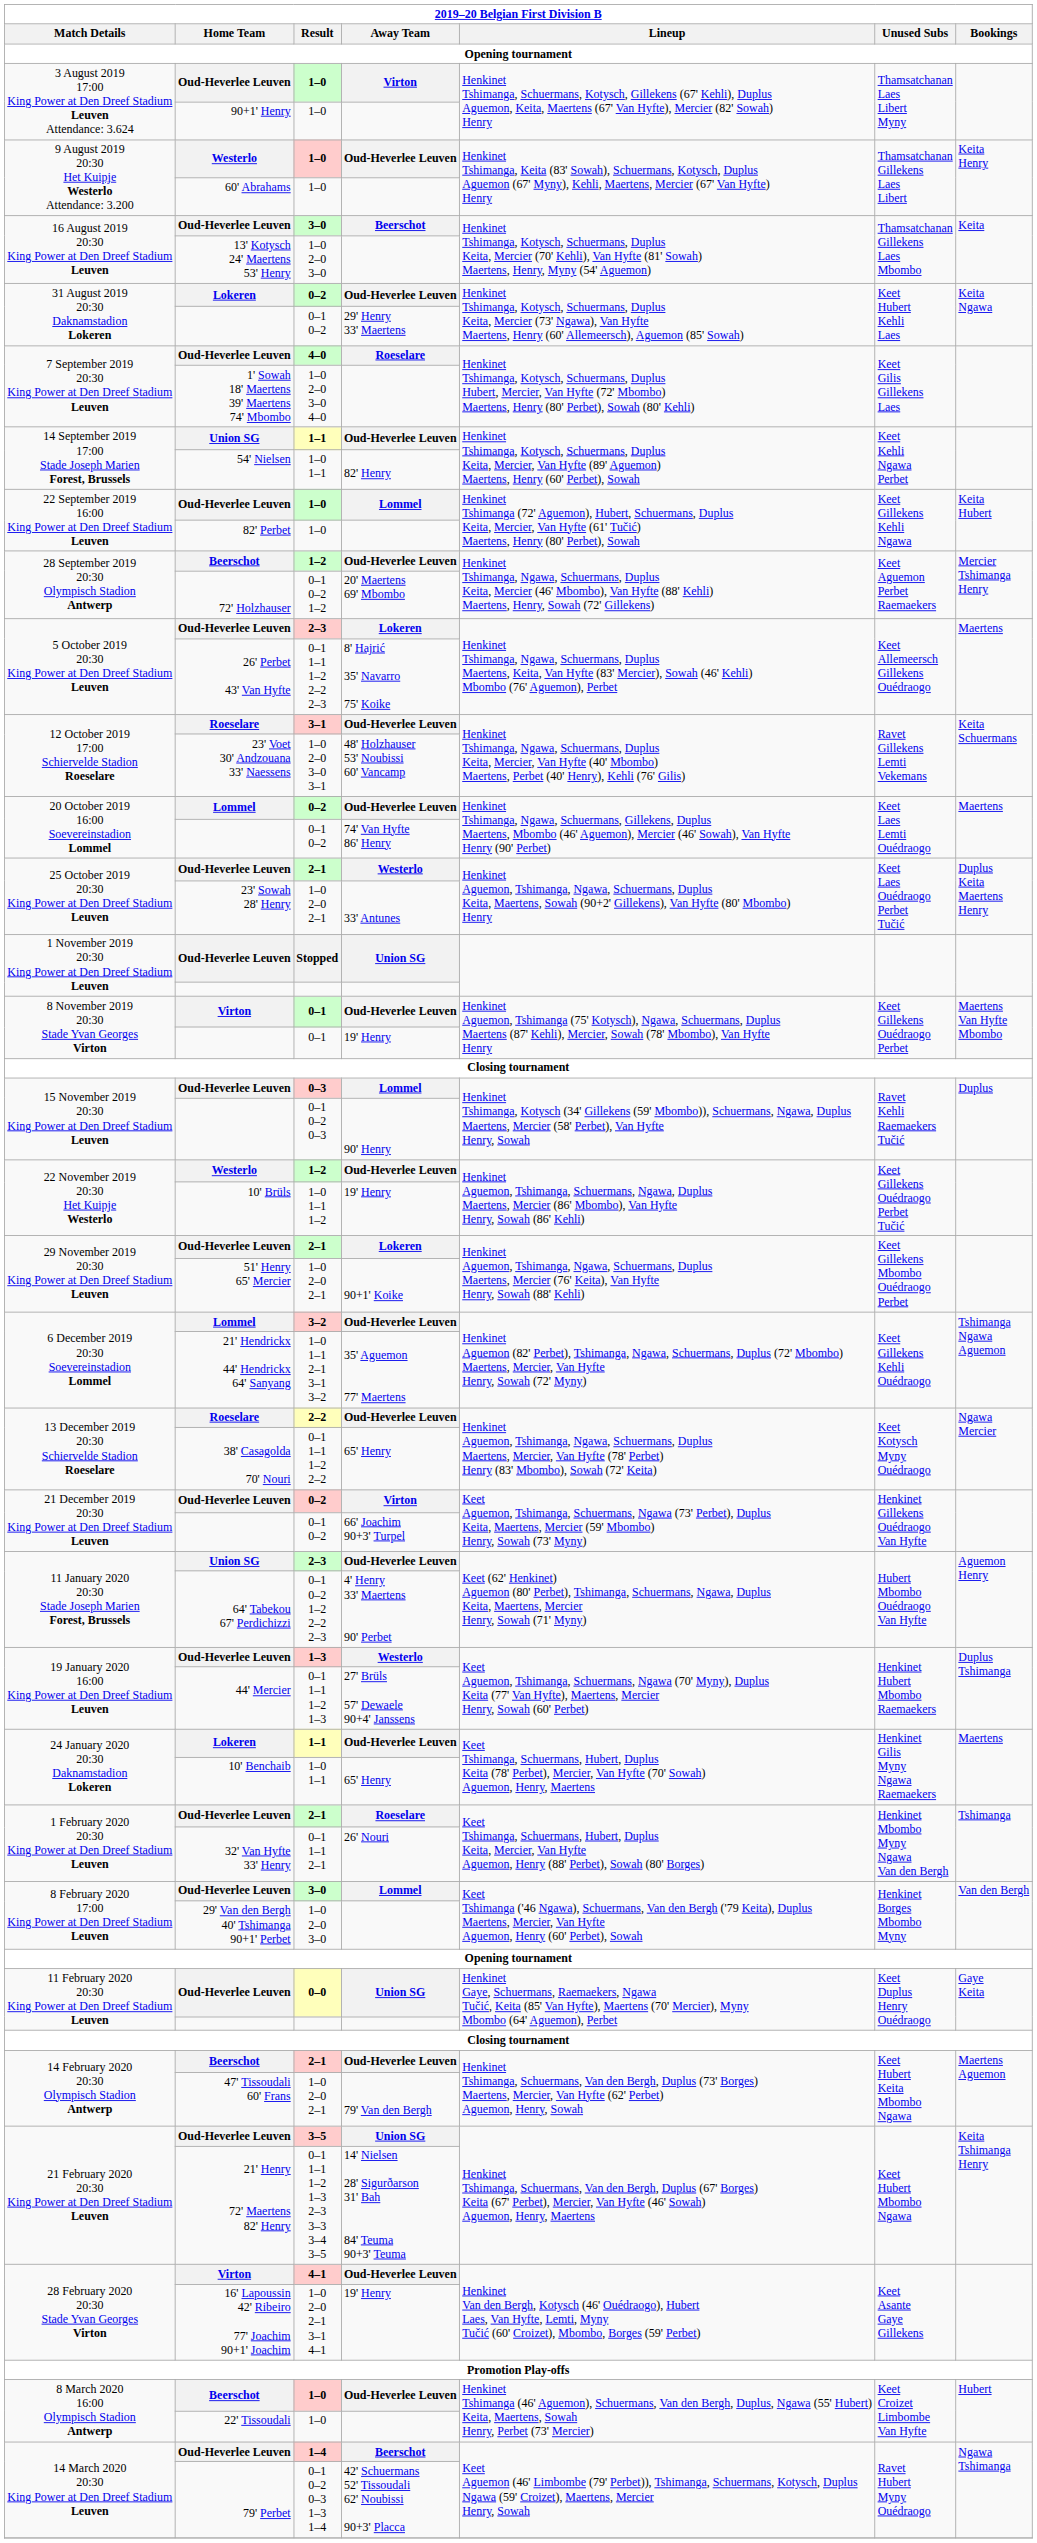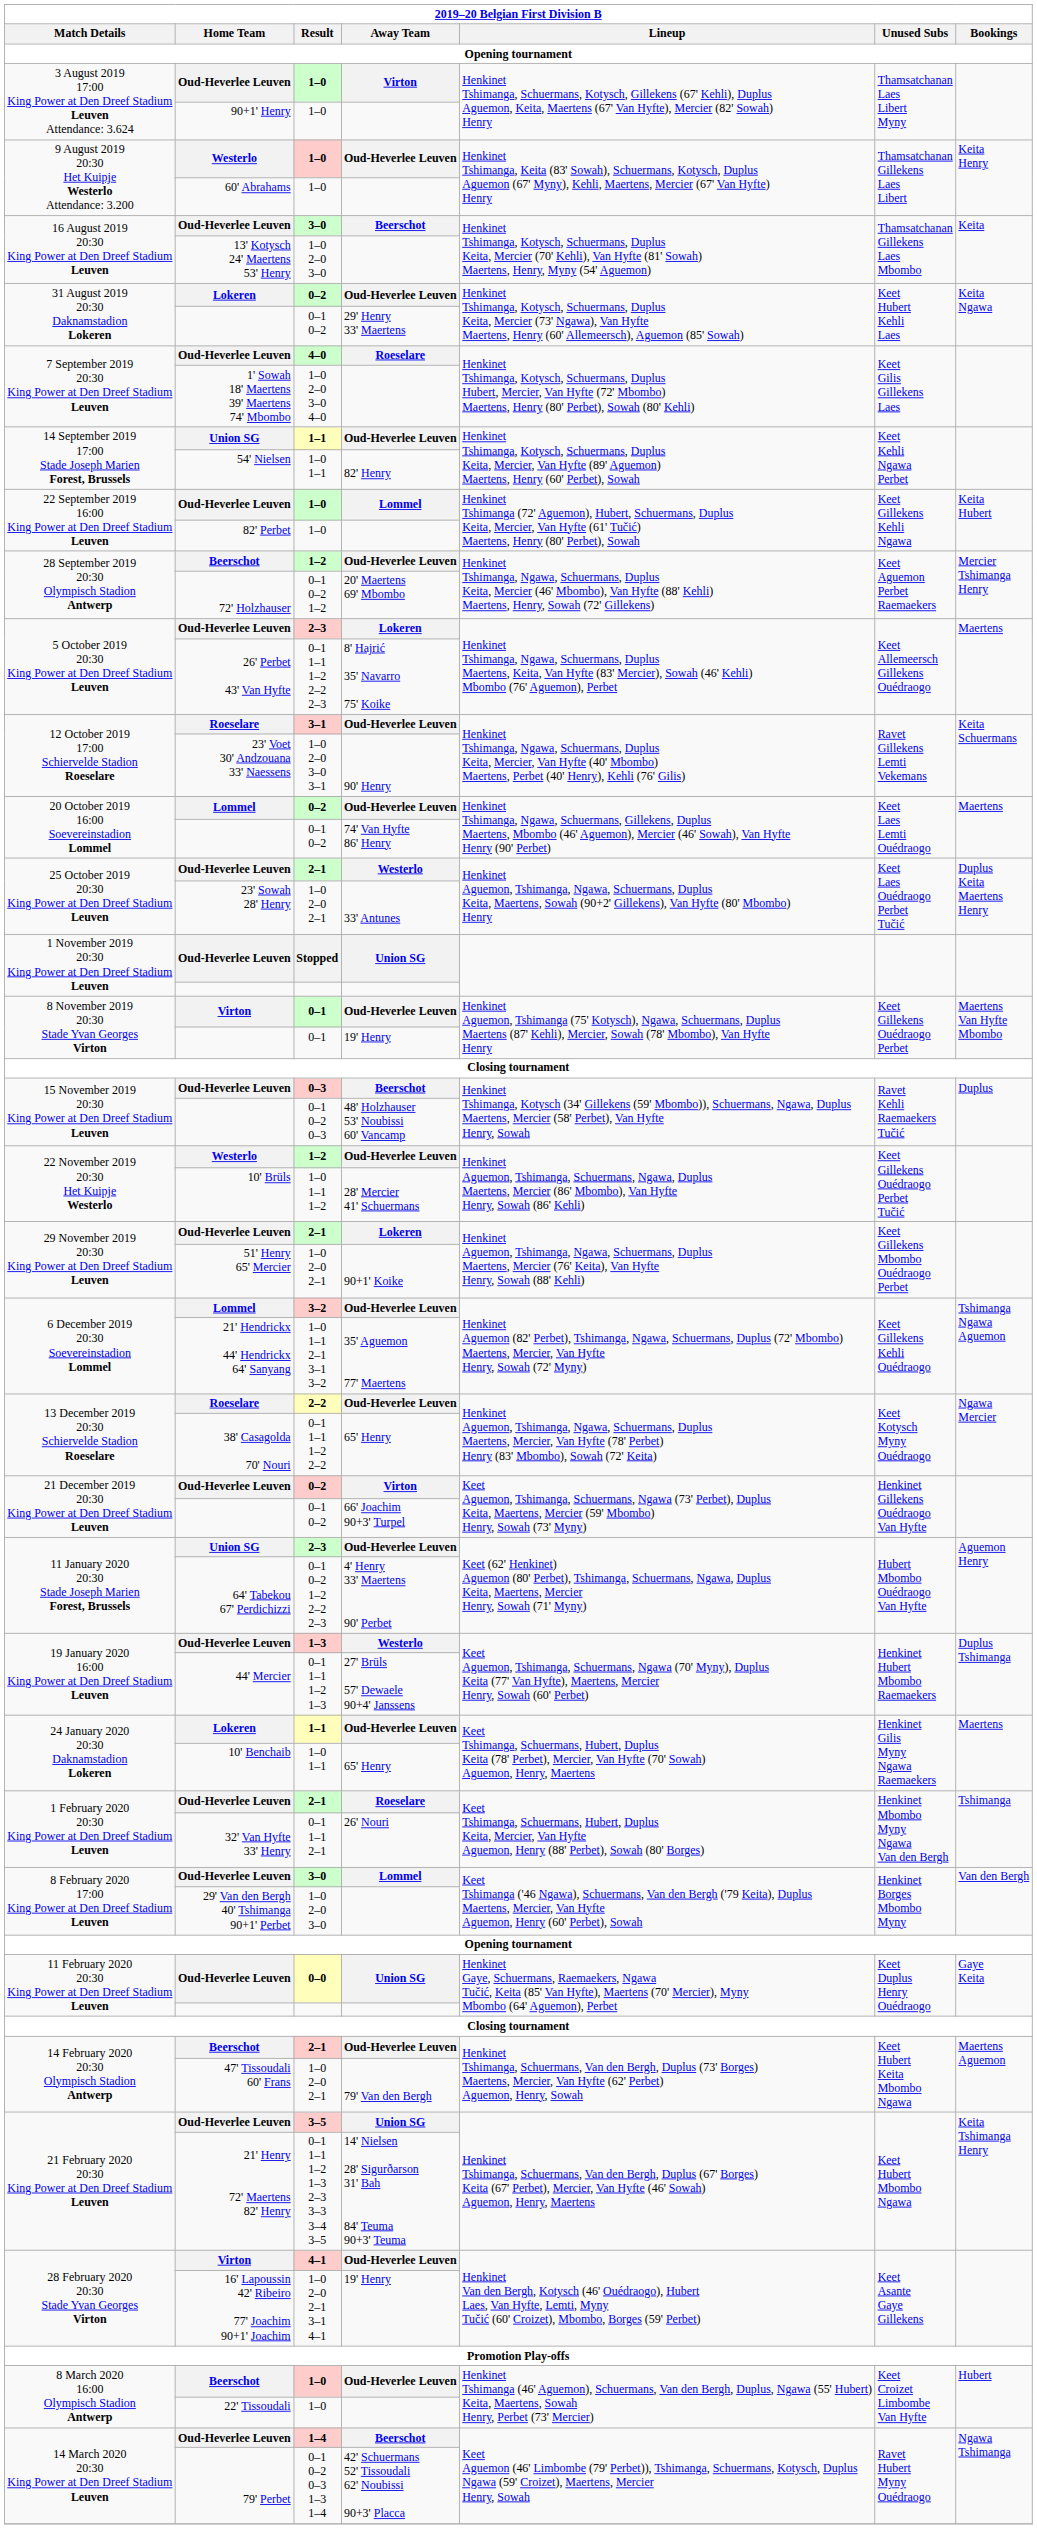(380, 757) 48' Holzhauser 53' Noubissi 60' Vancamp -> (367, 786) 90' Henry
(400, 1087) Lommel -> (400, 1087) Beerschot
(367, 1149) 90' Henry -> (380, 1121) 48' Holzhauser 53' Noubissi 60' Vancamp
(367, 1191) 19' Henry -> (382, 1198) 28' Mercier 41' Schuermans
